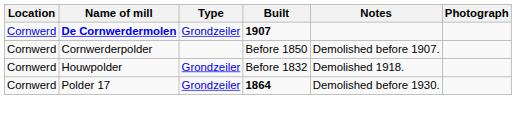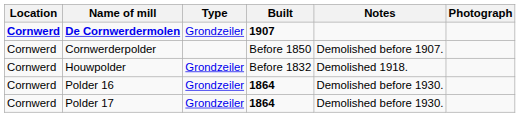(32, 31) normal -> (33, 31) bold
+ row: (90, 85)
